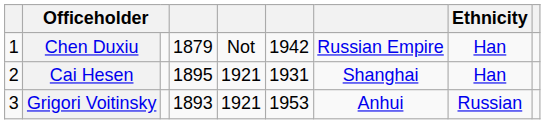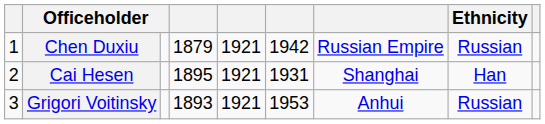(241, 47) Not -> (241, 47) 1921
(490, 47) Han -> (490, 47) Russian
